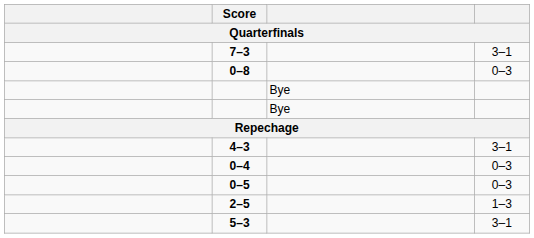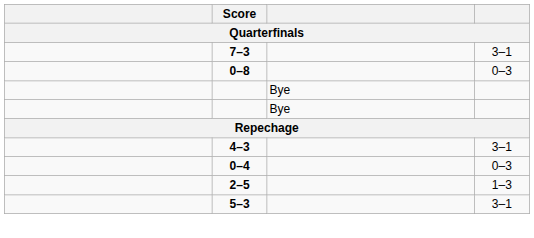- row: (240, 185)
